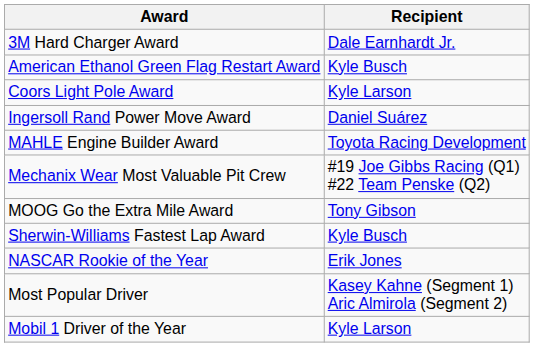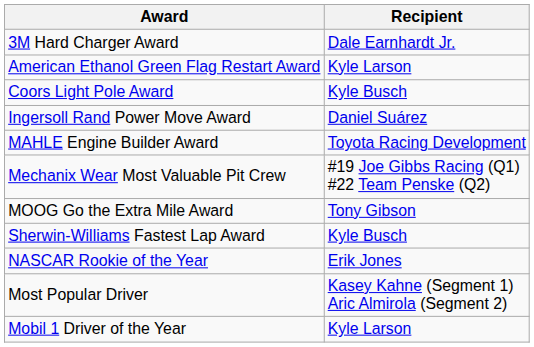(367, 67) Kyle Busch -> (370, 67) Kyle Larson
(370, 92) Kyle Larson -> (367, 92) Kyle Busch
